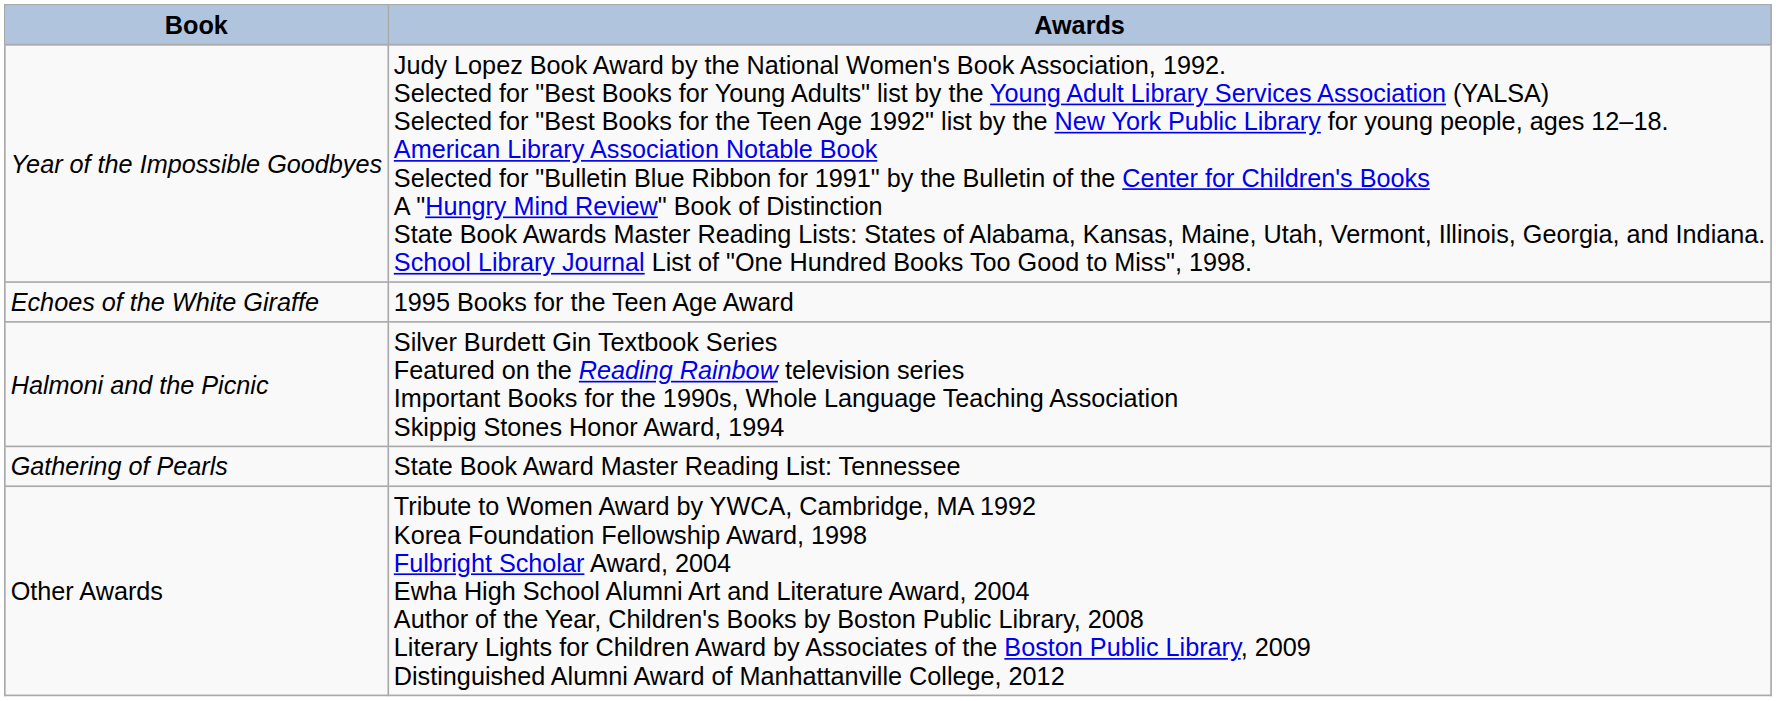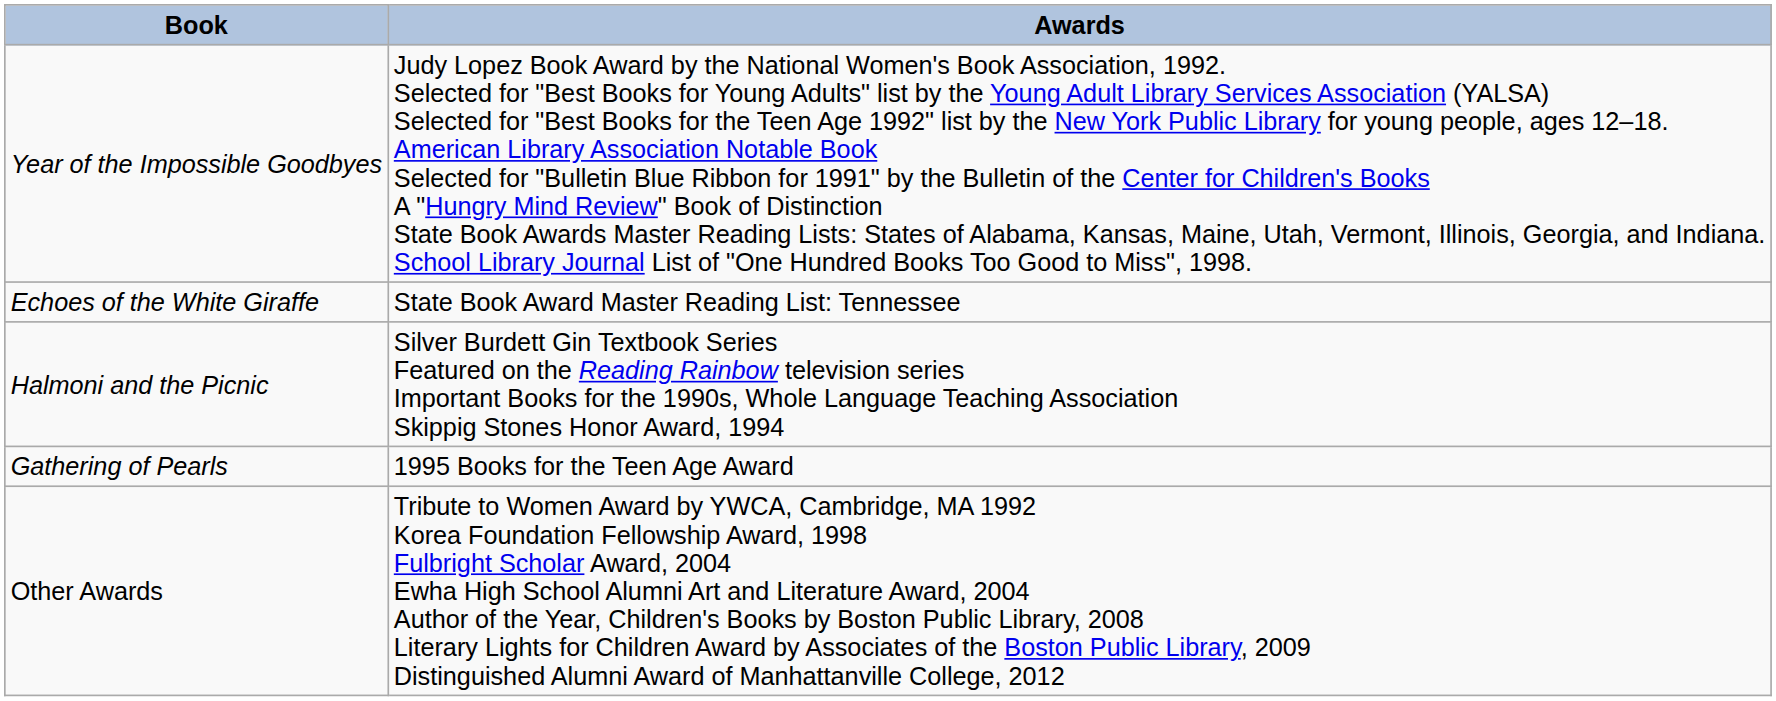(594, 302) 1995 Books for the Teen Age Award -> (677, 302) State Book Award Master Reading List: Tennessee
(677, 467) State Book Award Master Reading List: Tennessee -> (594, 467) 1995 Books for the Teen Age Award
